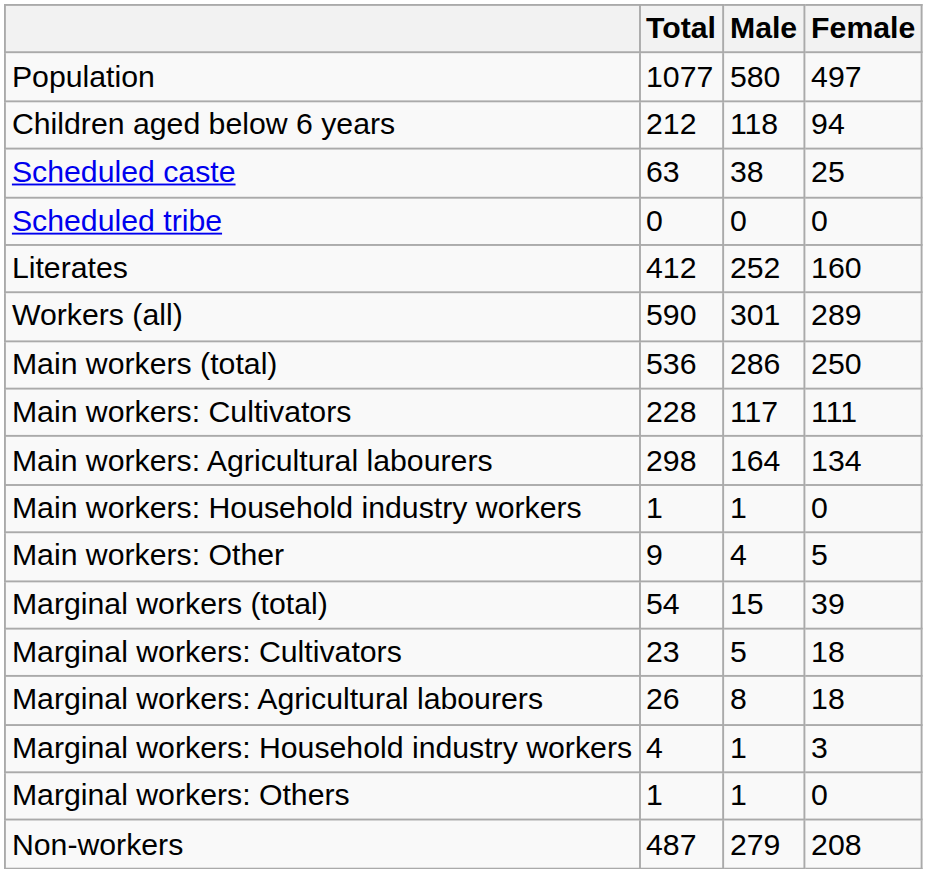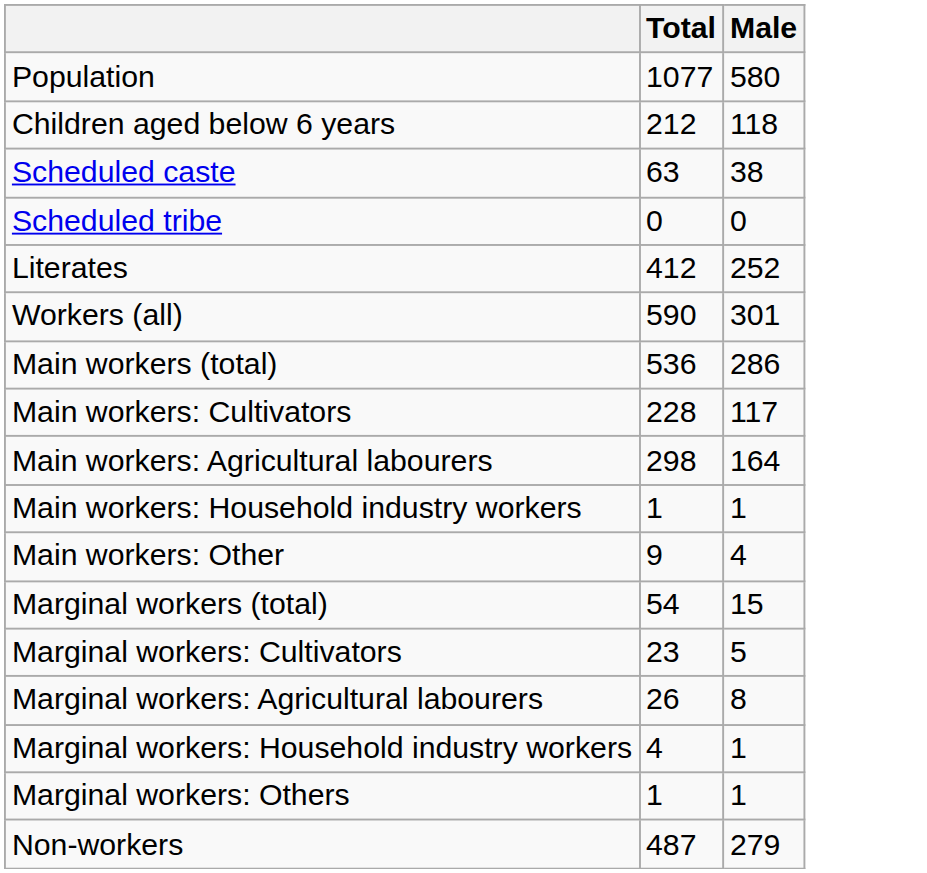- column: (863, 28)
